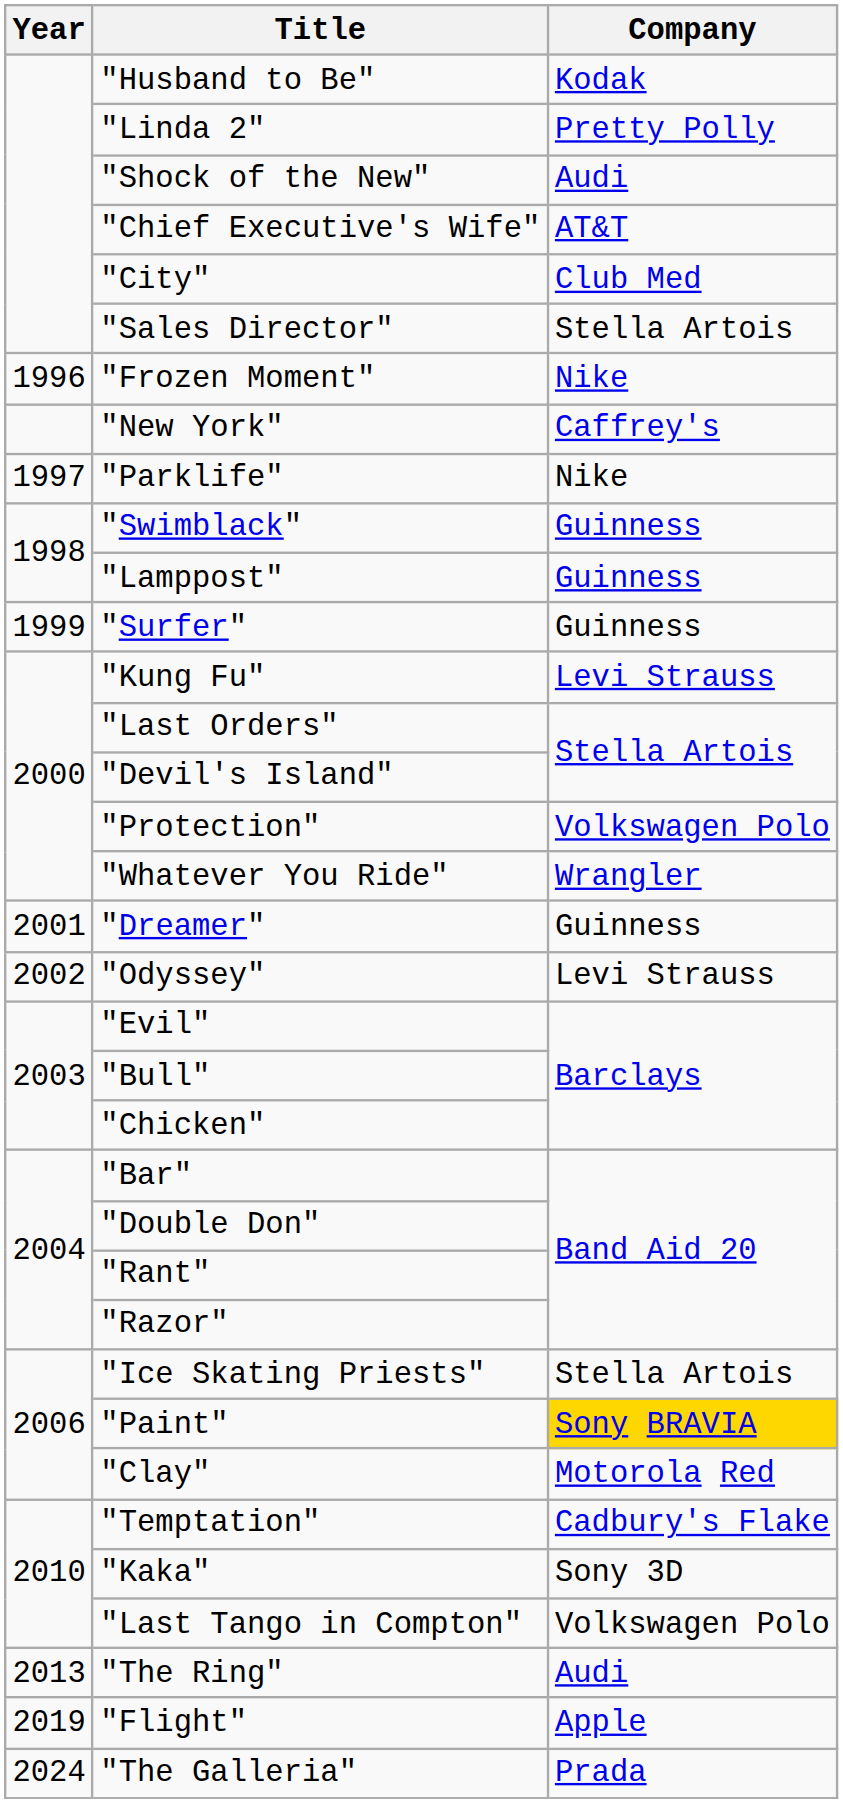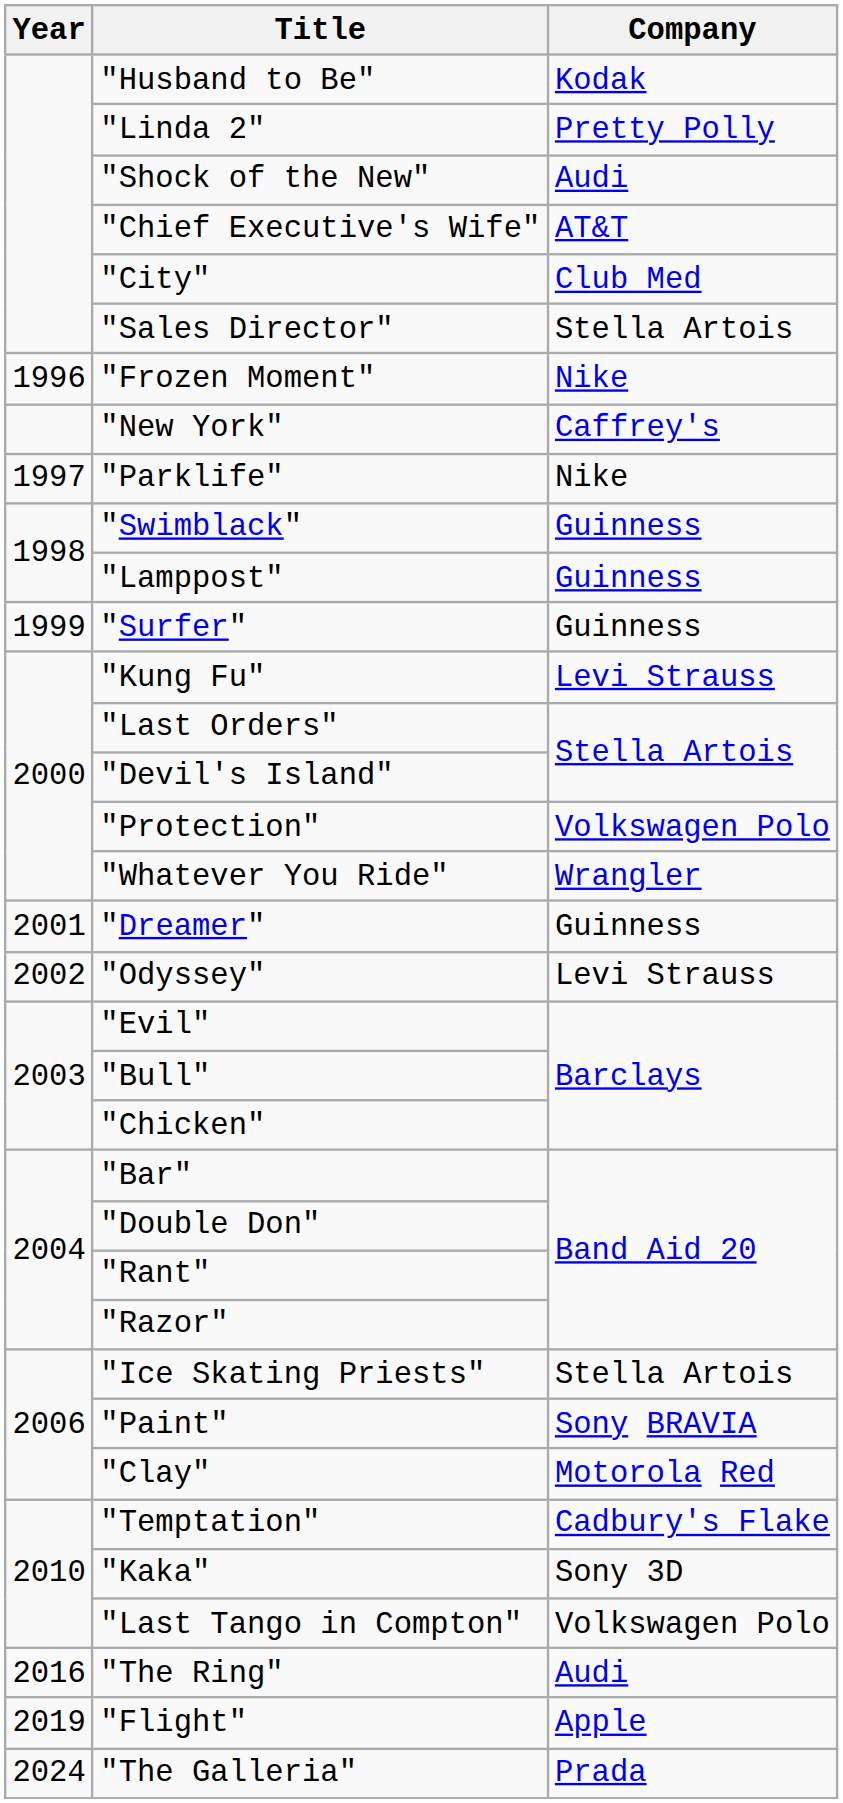(656, 1424) gold background -> (656, 1424) no background
(49, 1673) 2013 -> (49, 1673) 2016
